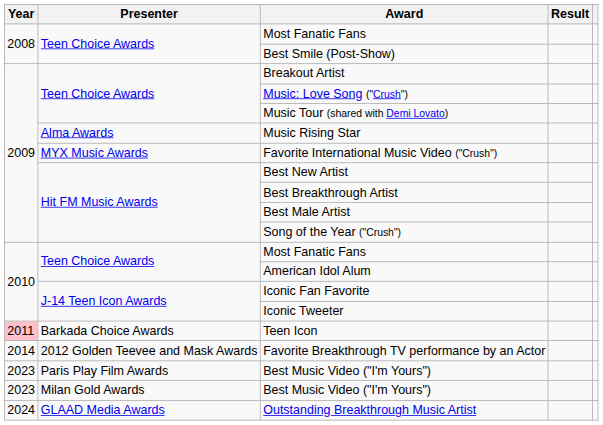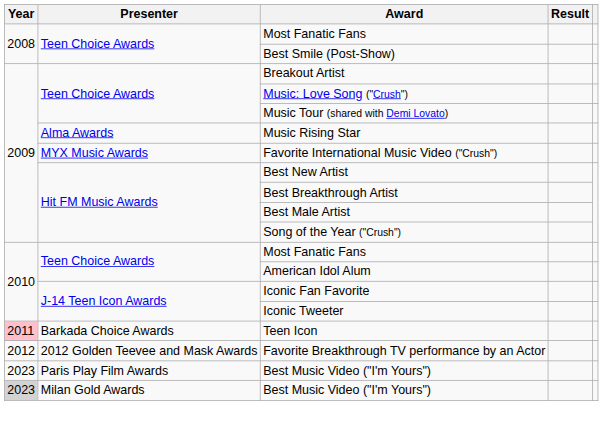(21, 350) 2014 -> (21, 350) 2012
(21, 390) no background -> (21, 390) lightgrey background
- row: (103, 410)
